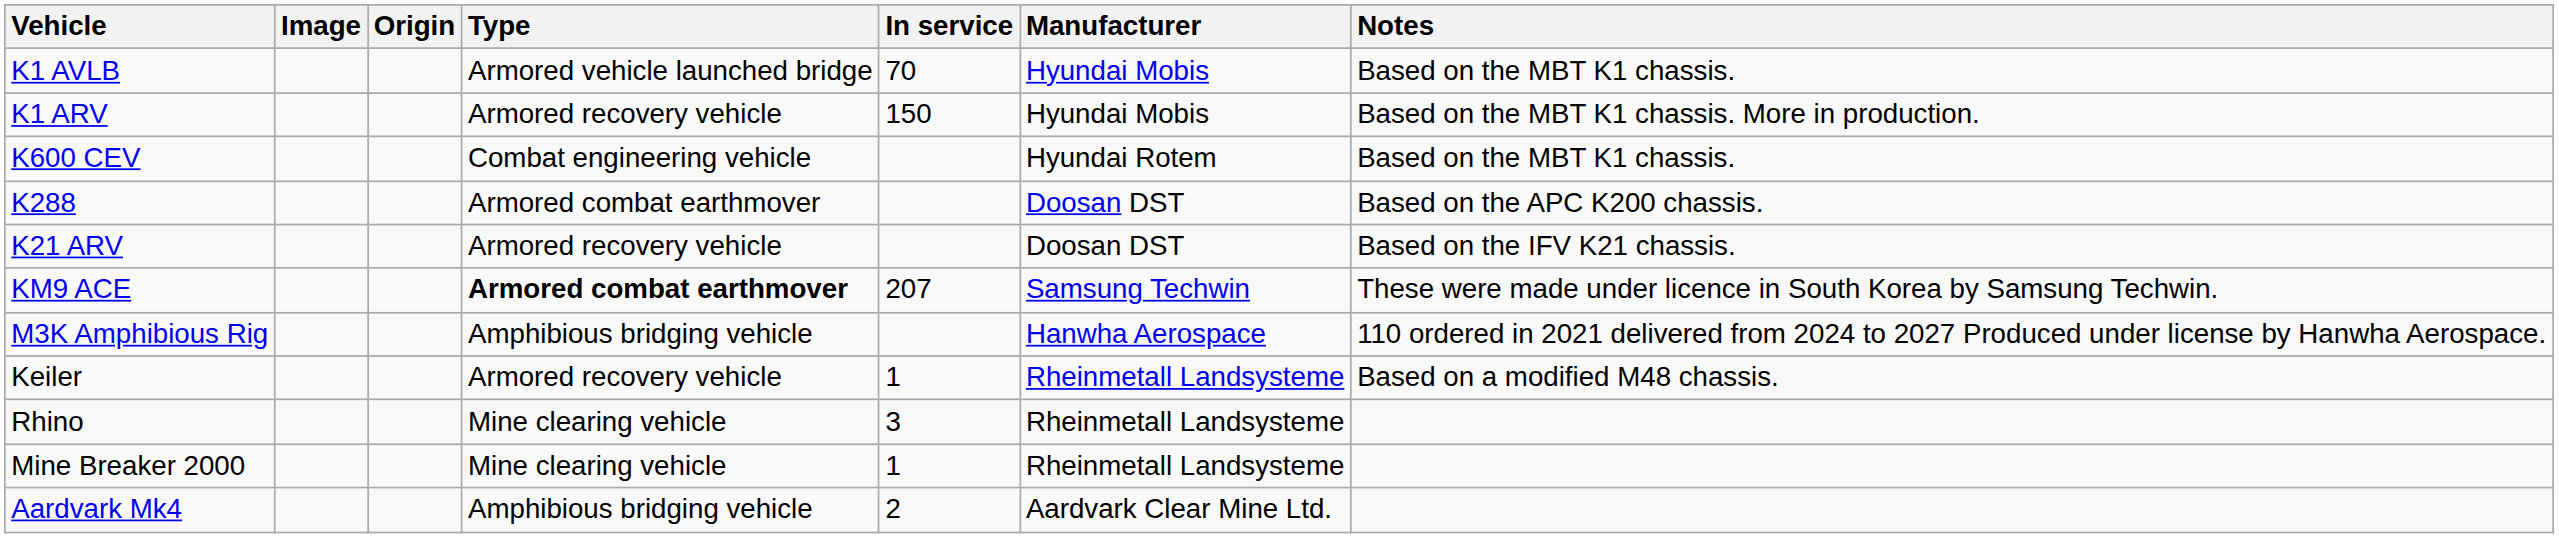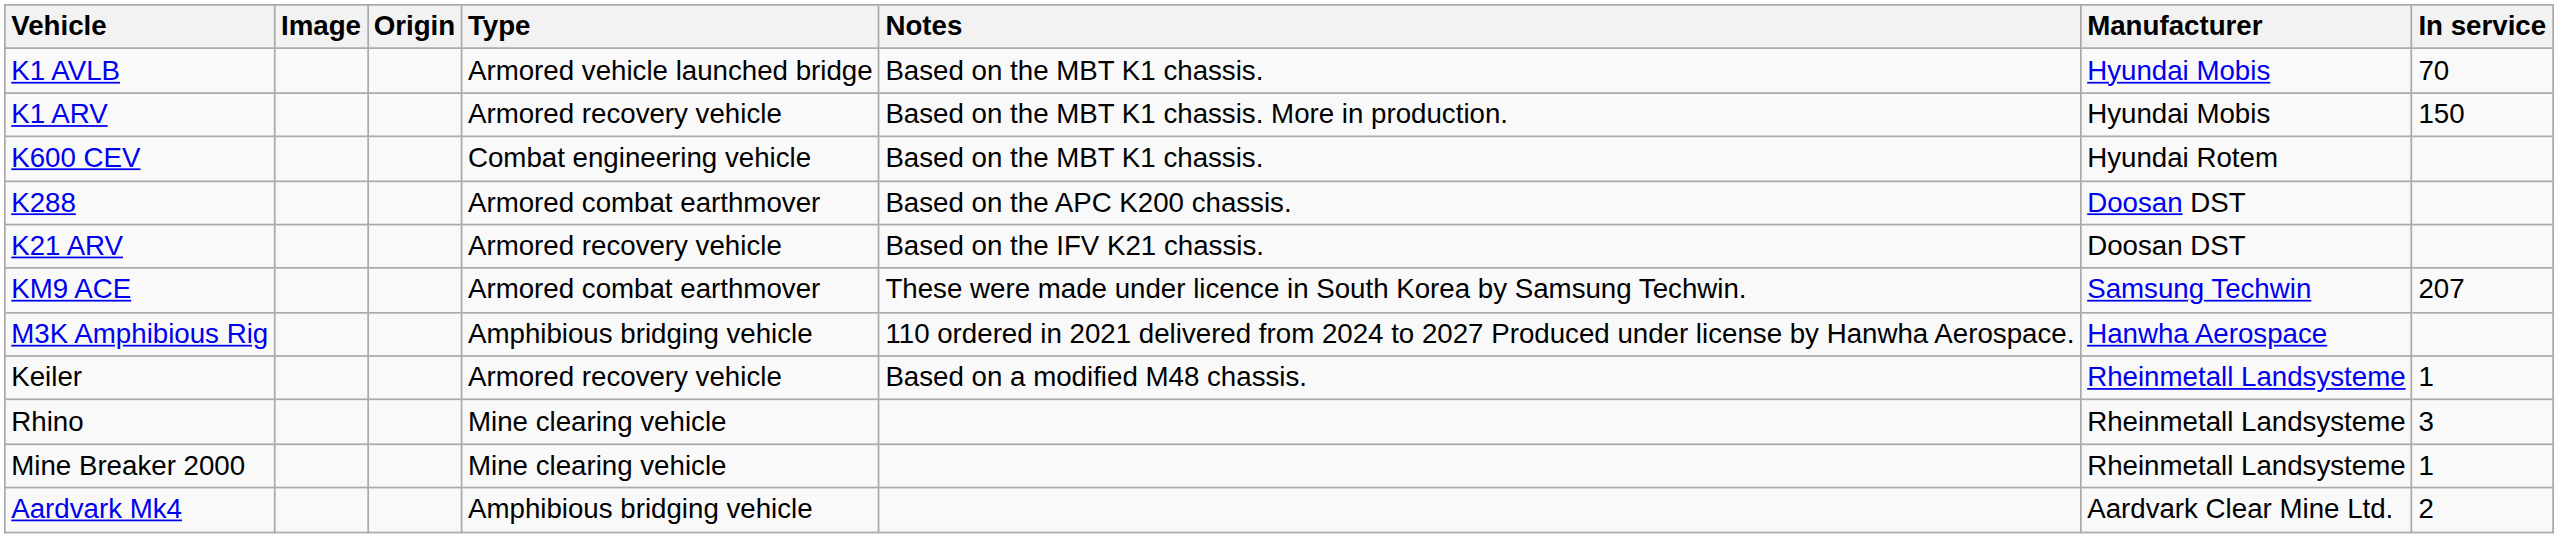columns swapped: (949, 26) <-> (1396, 26)
(658, 289) bold -> (644, 289) normal
